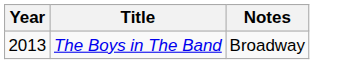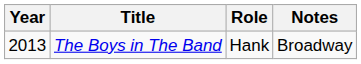+ column: (249, 17)
